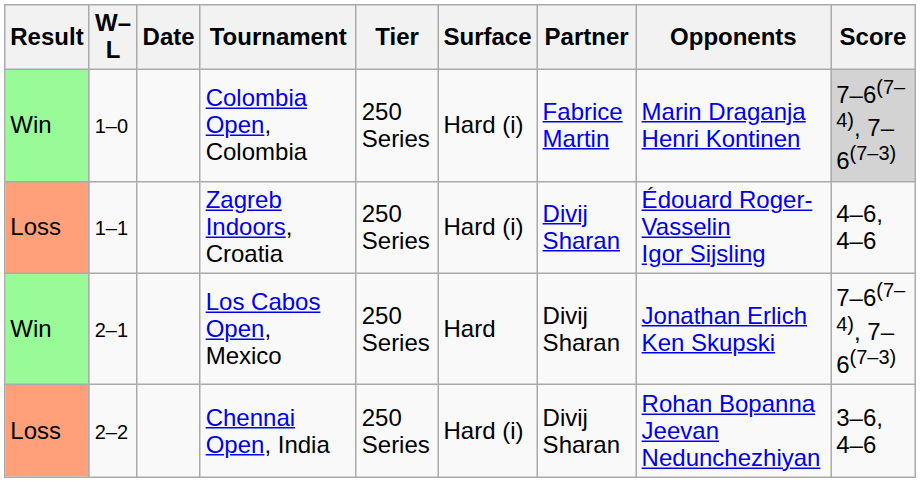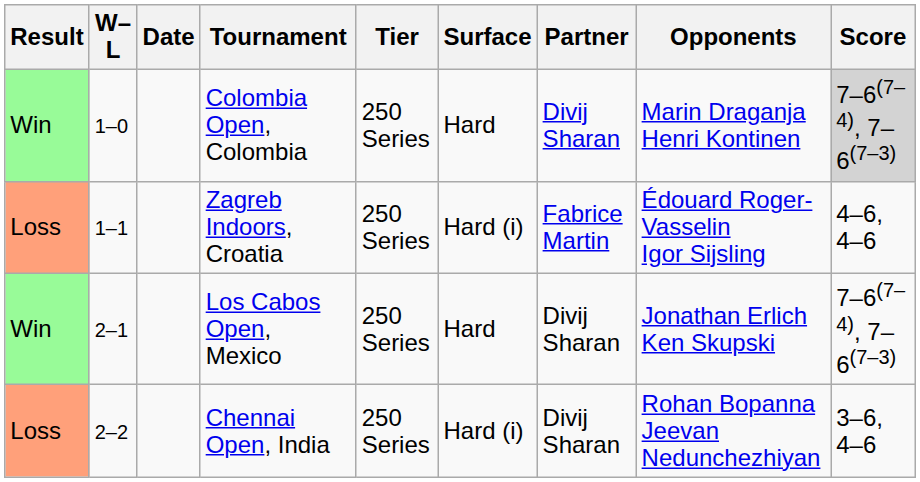(484, 125) Hard (i) -> (470, 125) Hard
(583, 125) Fabrice Martin -> (581, 125) Divij Sharan
(581, 227) Divij Sharan -> (583, 227) Fabrice Martin
